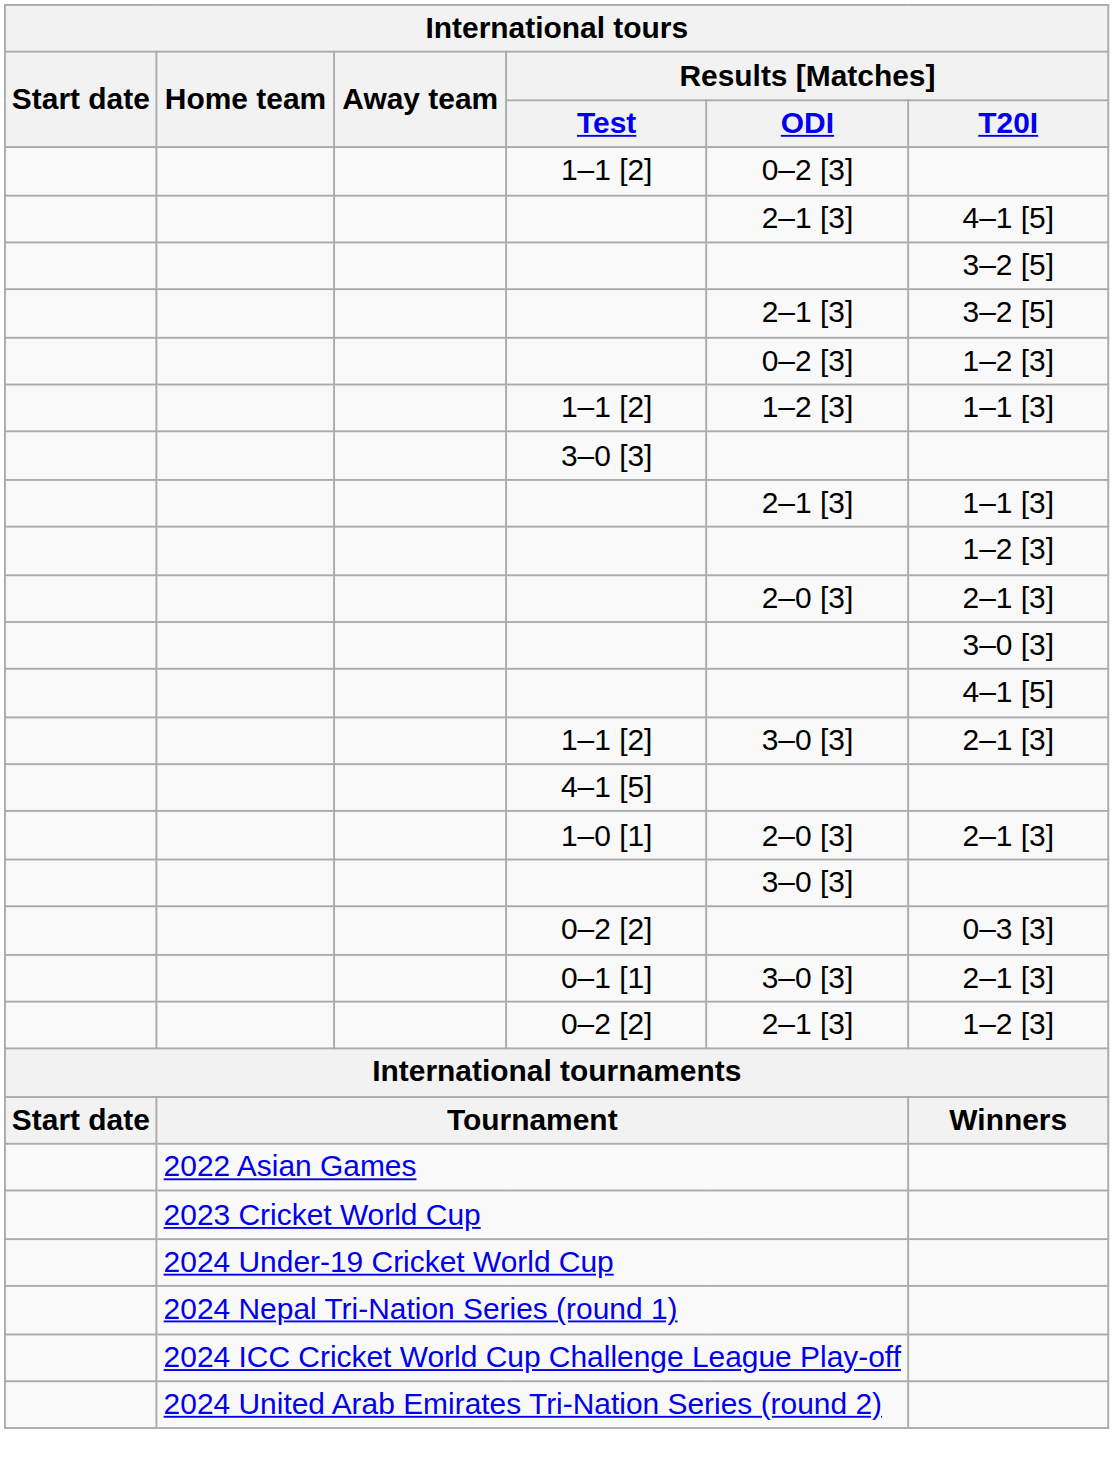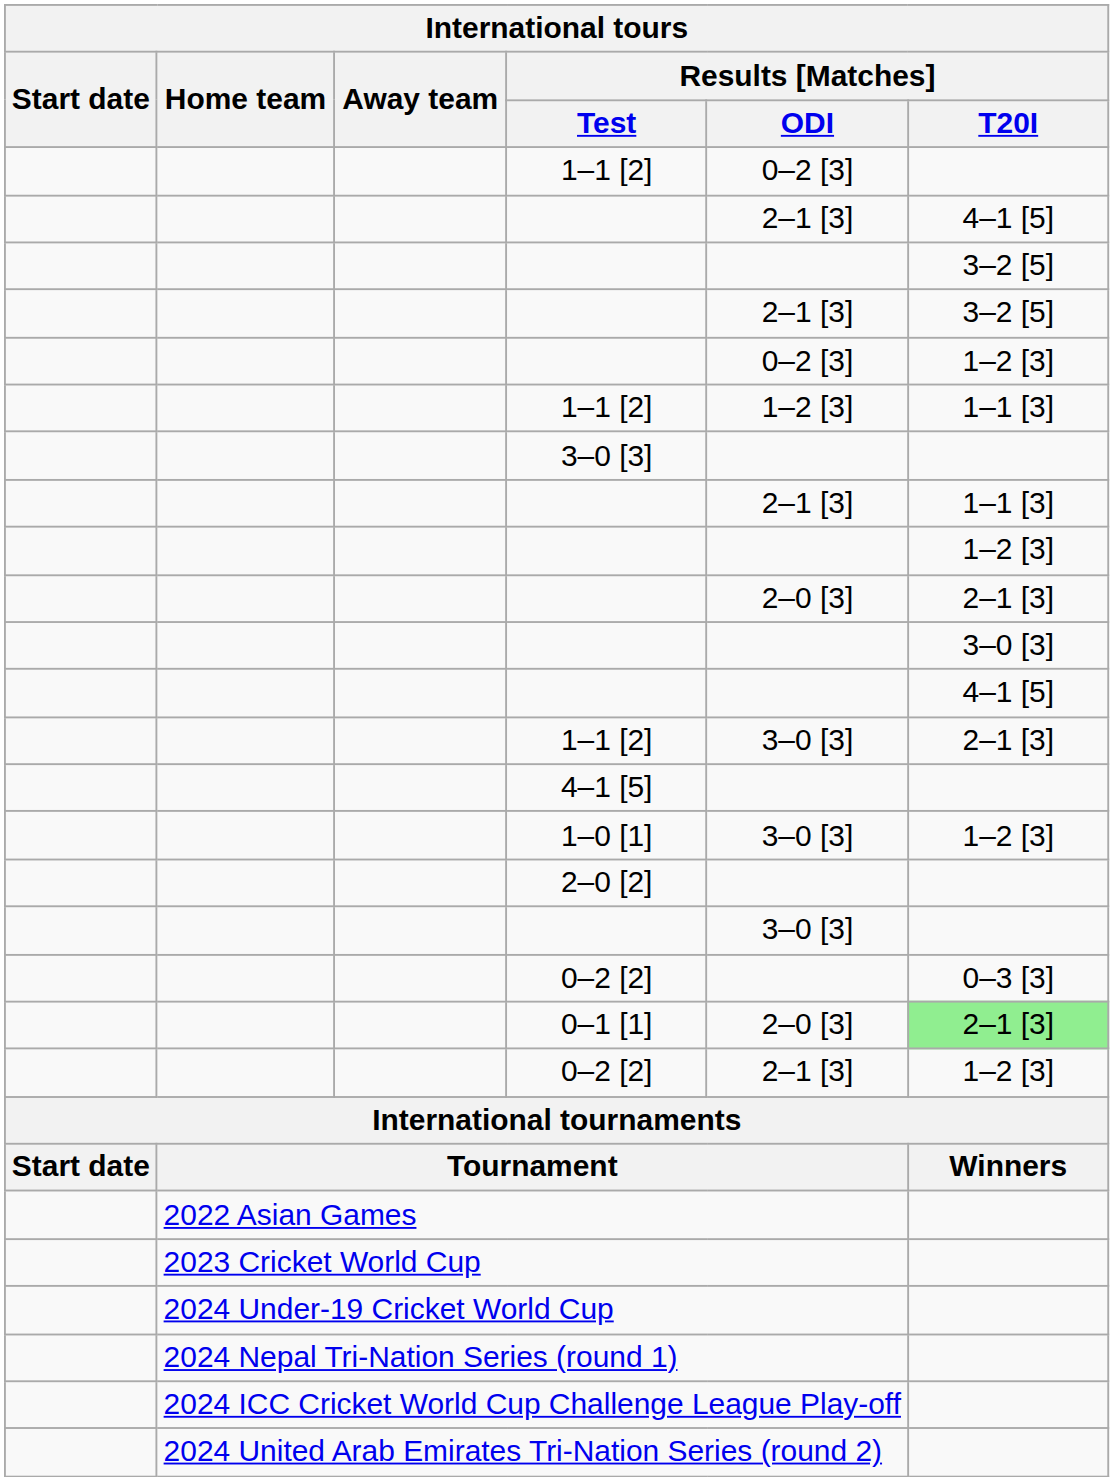(807, 834) 2–0 [3] -> (807, 834) 3–0 [3]
(1008, 834) 2–1 [3] -> (1008, 834) 1–2 [3]
+ row: (245, 883)
(807, 977) 3–0 [3] -> (807, 1024) 2–0 [3]
(1008, 977) no background -> (1008, 1024) lightgreen background
